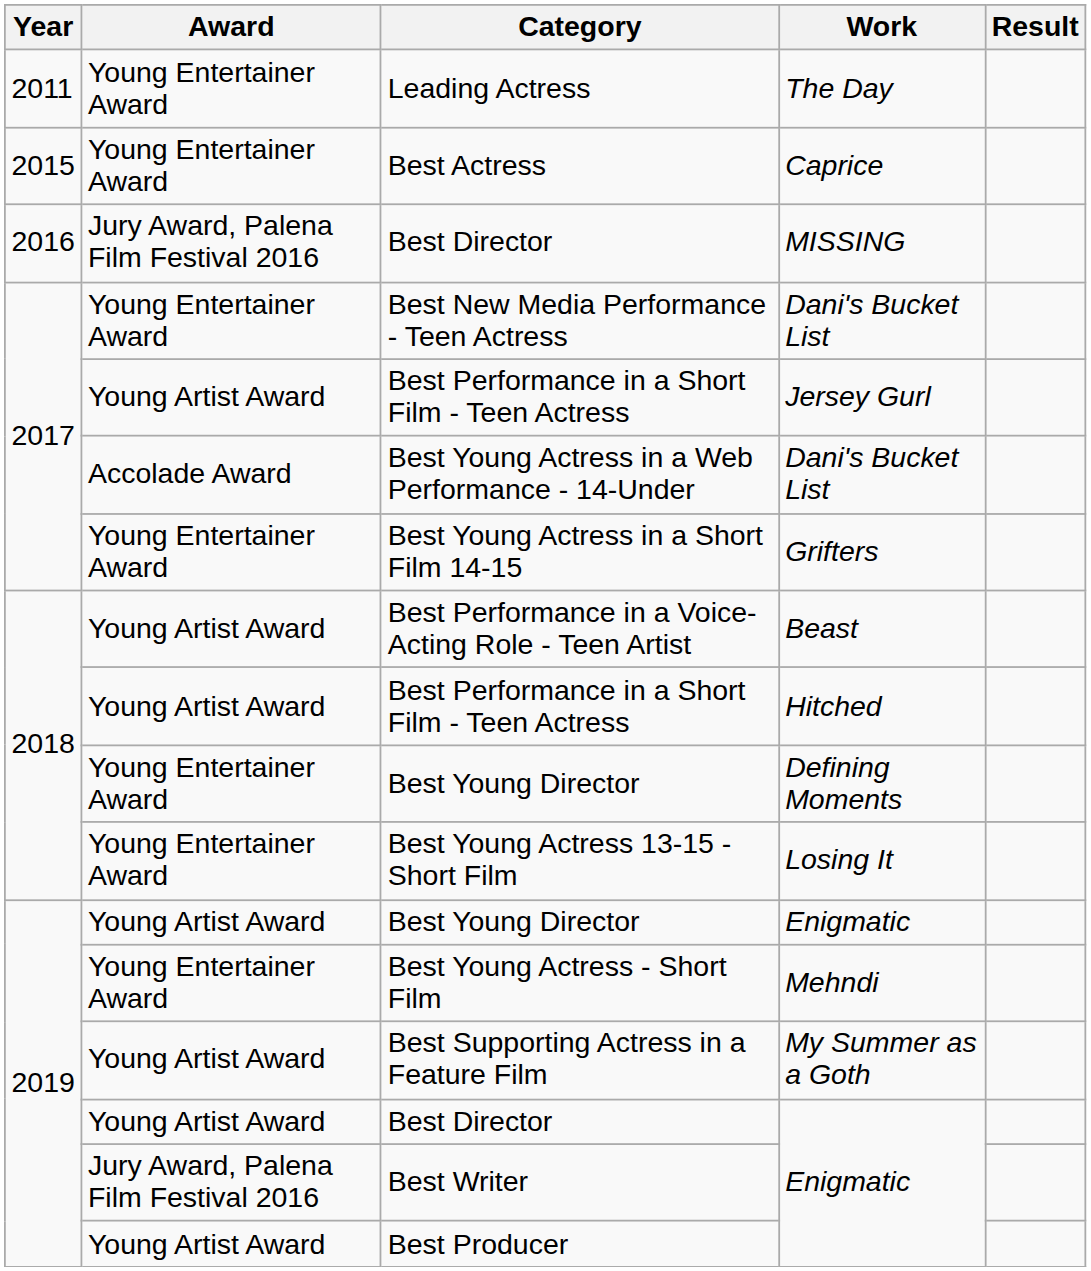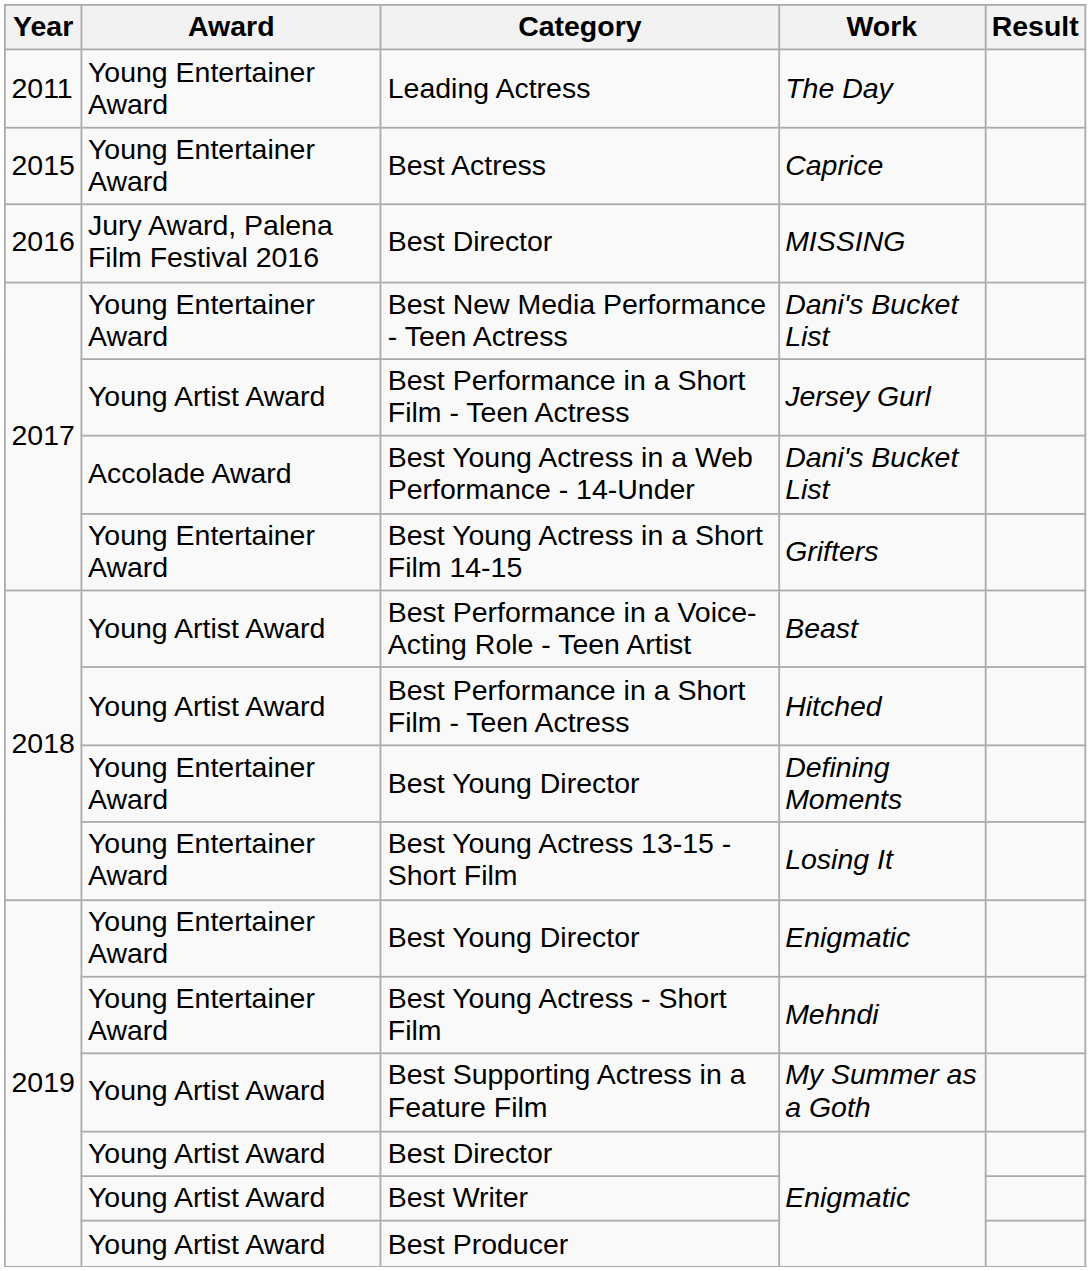(207, 921) Young Artist Award -> (201, 937) Young Entertainer Award
(210, 1182) Jury Award, Palena Film Festival 2016 -> (207, 1198) Young Artist Award
